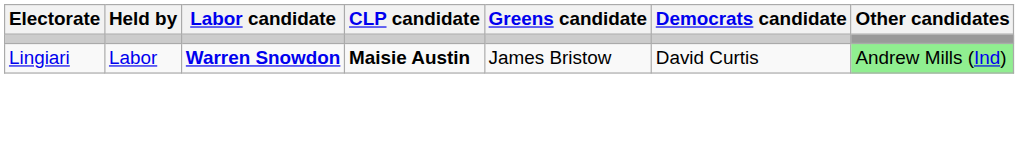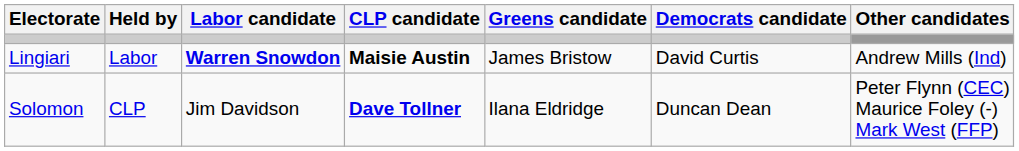(931, 58) lightgreen background -> (931, 58) no background
+ row: (46, 109)
